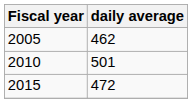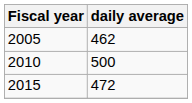(103, 62) 501 -> (103, 62) 500
